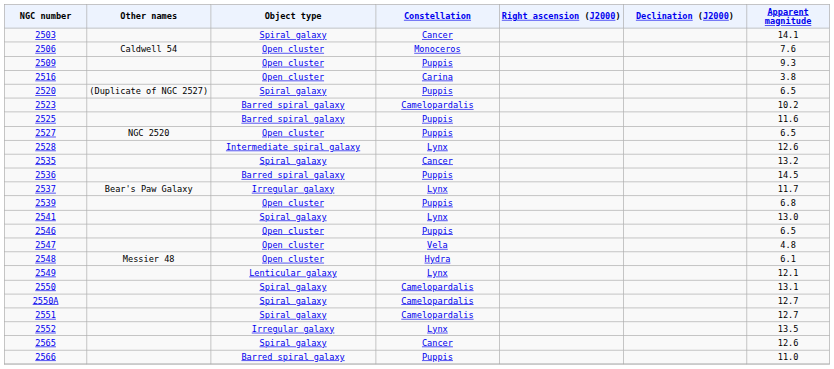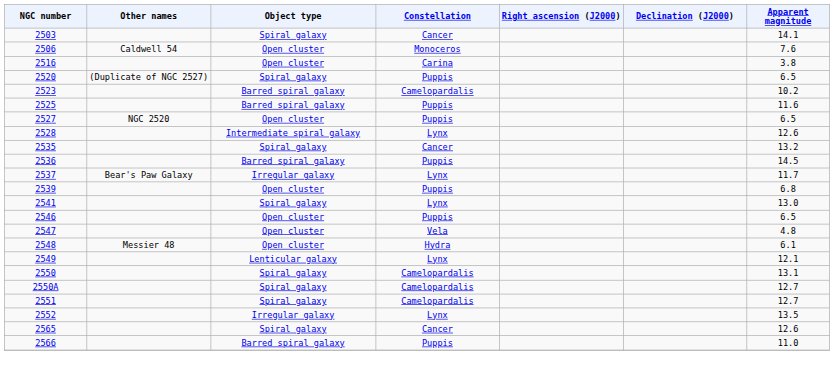- row: (46, 63)
